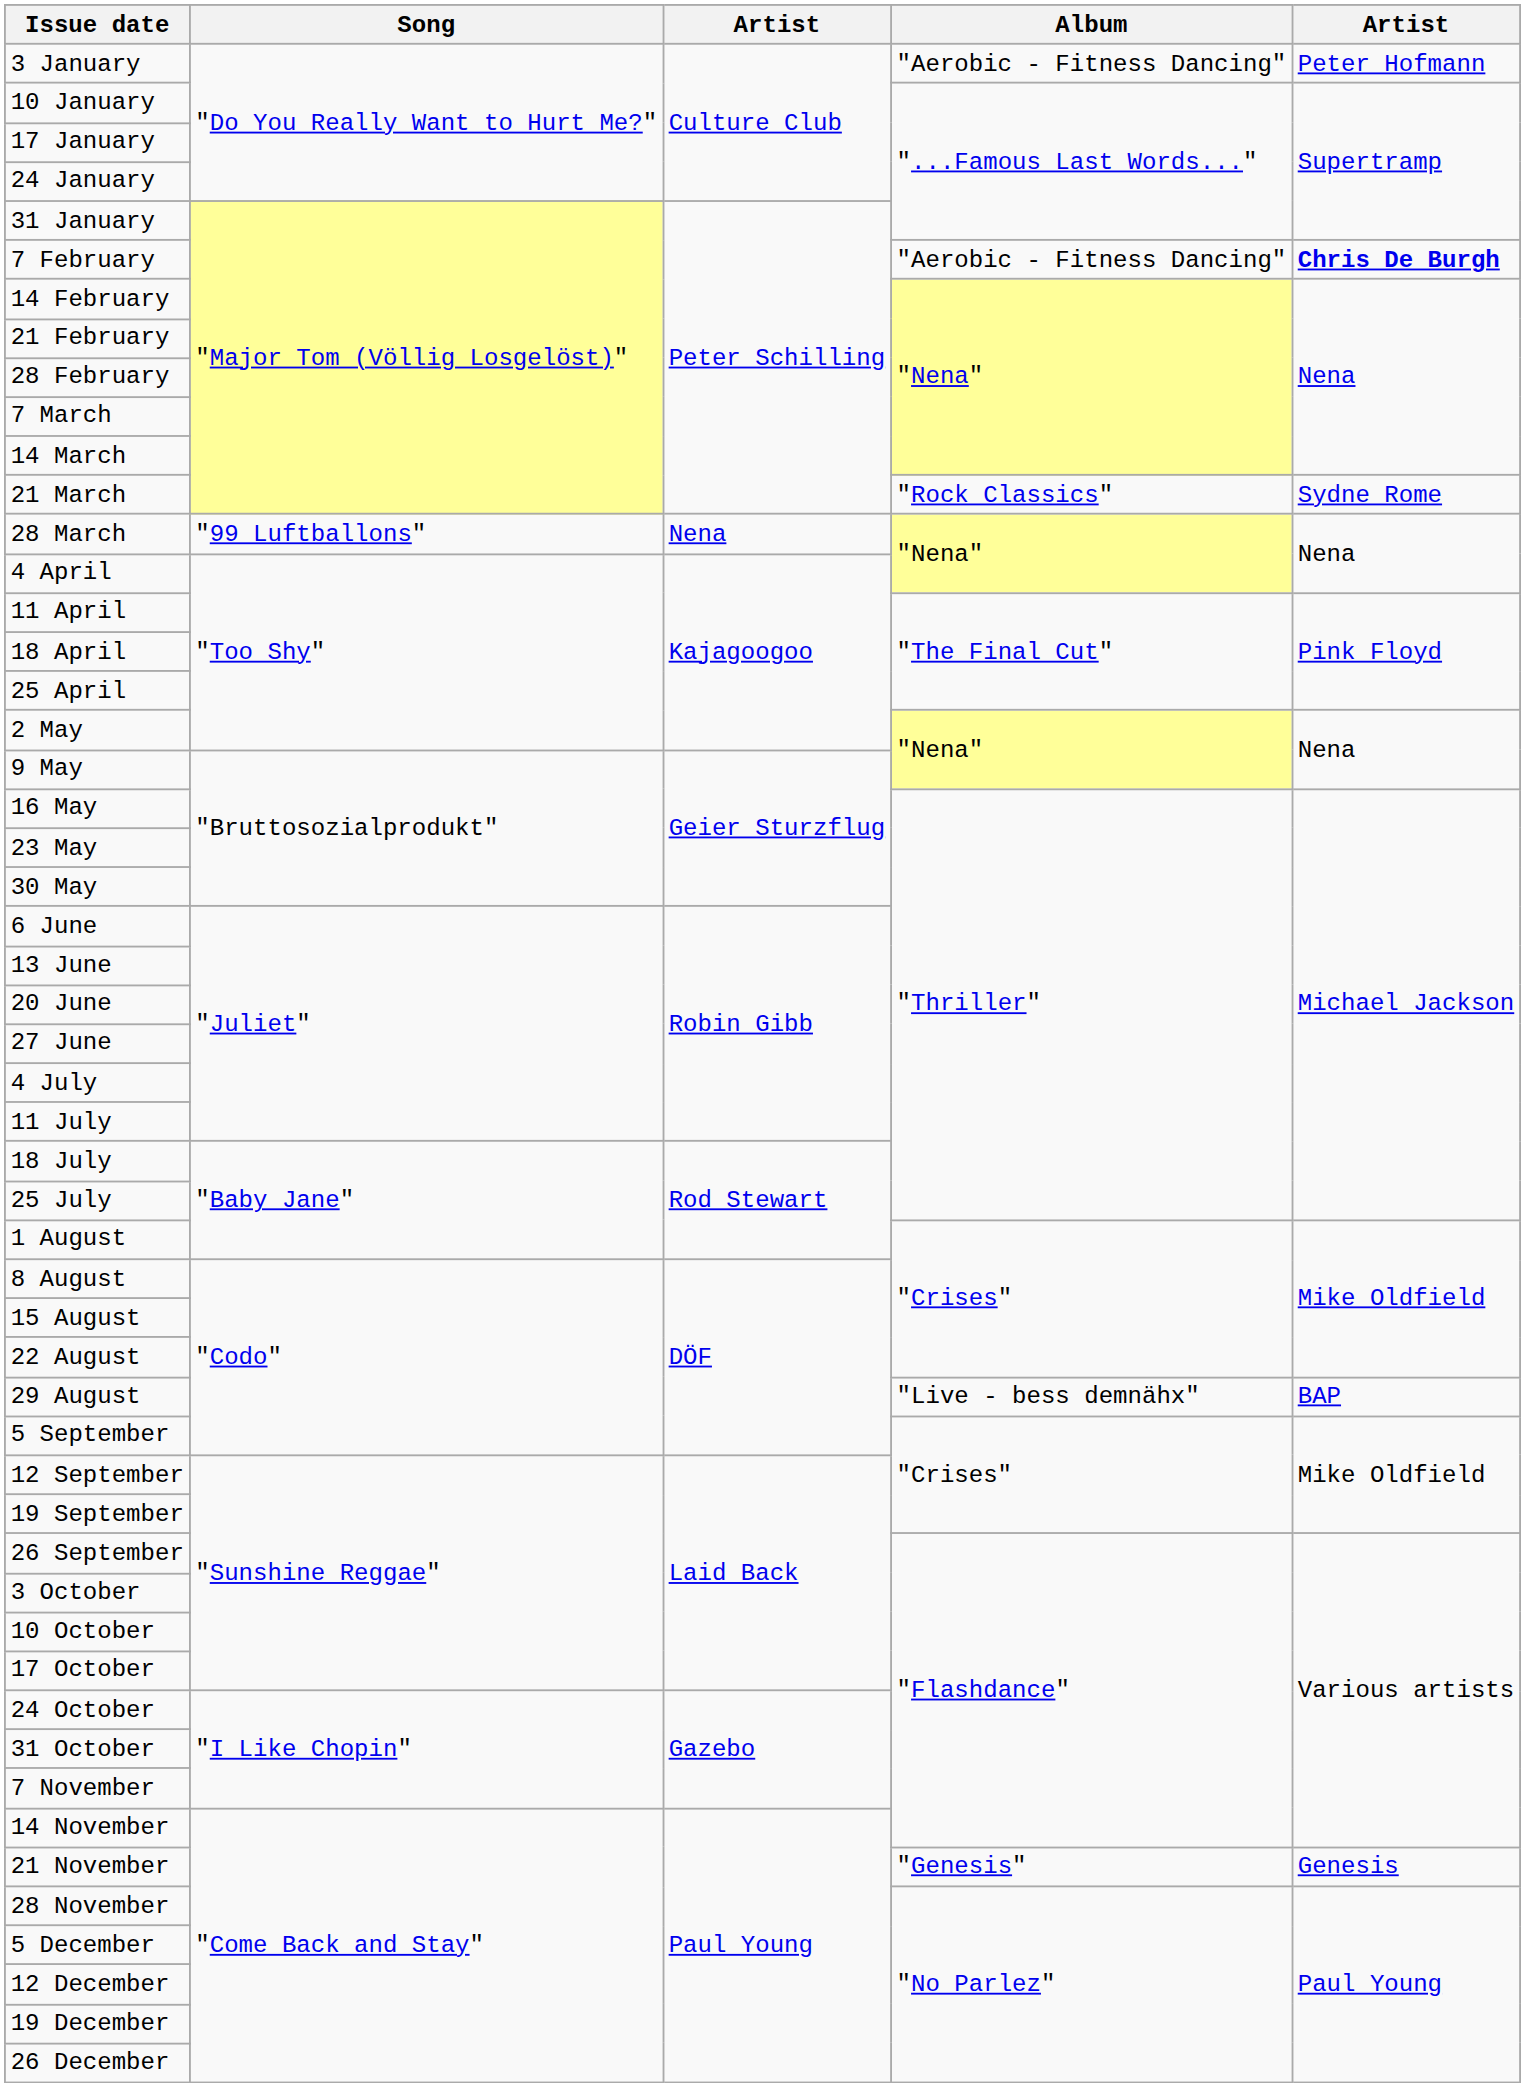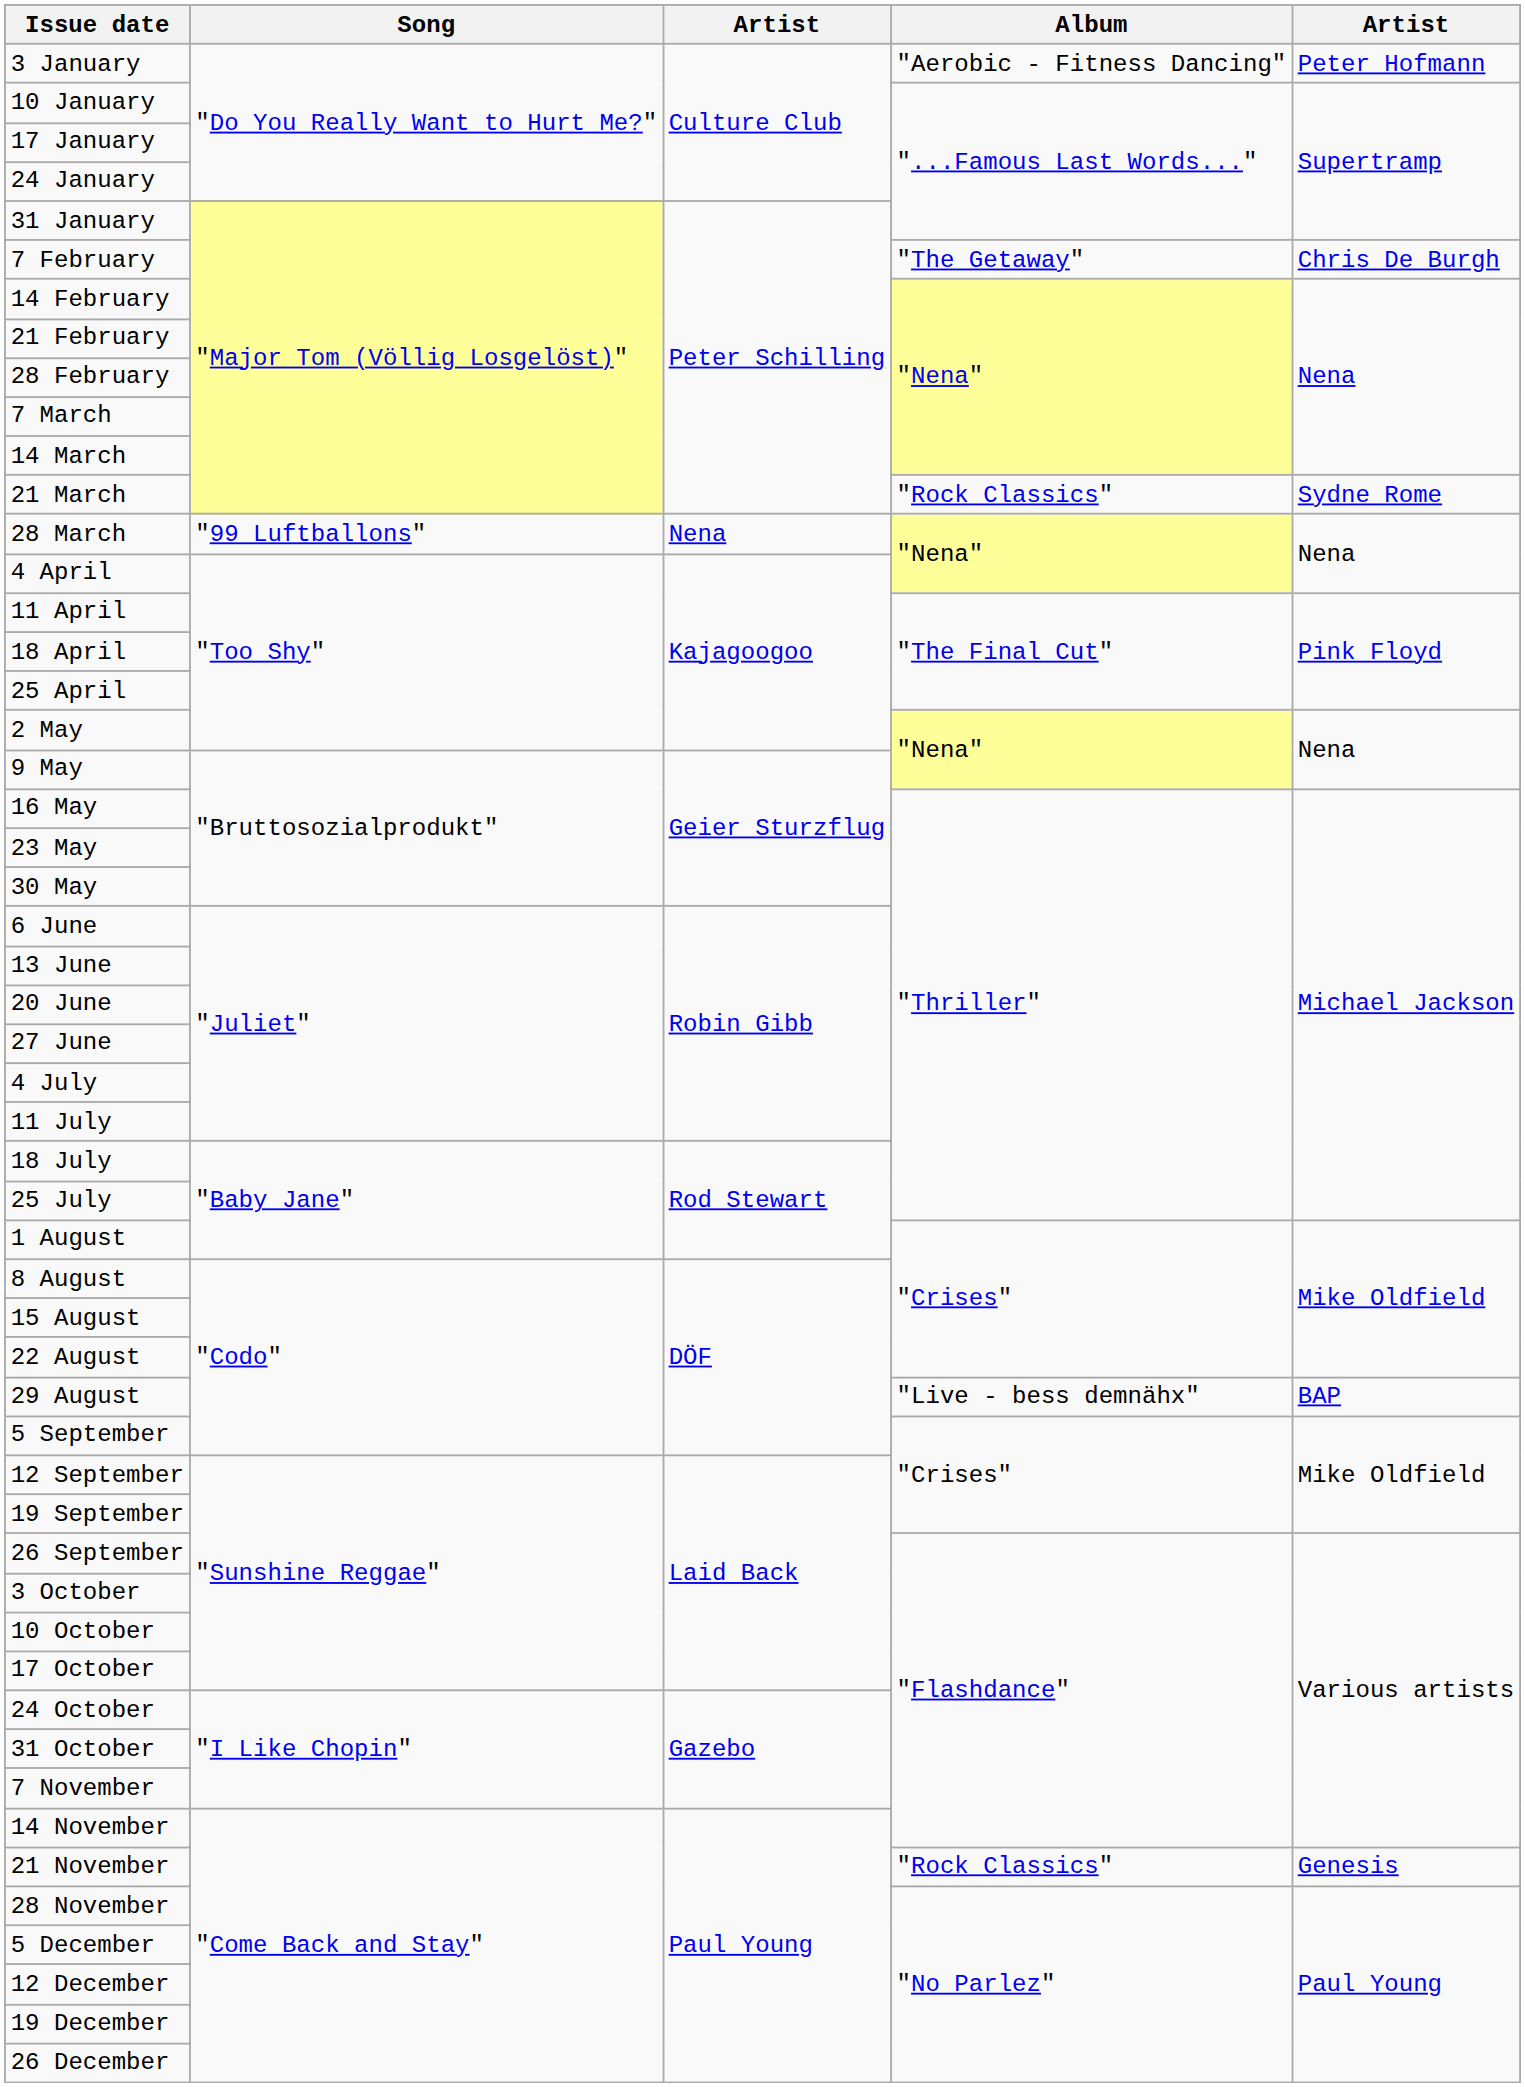(1091, 260) "Aerobic - Fitness Dancing" -> (990, 260) "The Getaway"
(1399, 260) bold -> (1399, 260) normal
(962, 1867) "Genesis" -> (1005, 1867) "Rock Classics"
